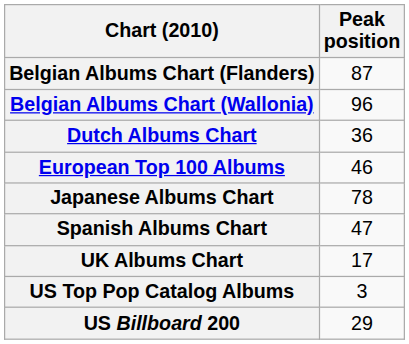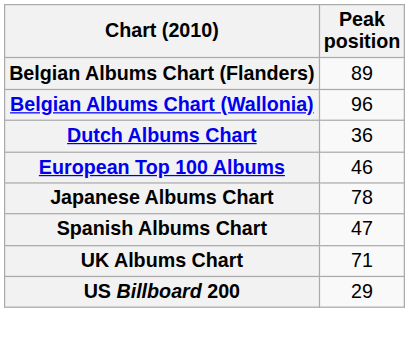(362, 73) 87 -> (362, 73) 89
(362, 260) 17 -> (362, 260) 71
- row: (162, 291)
